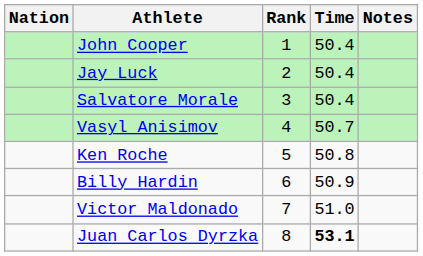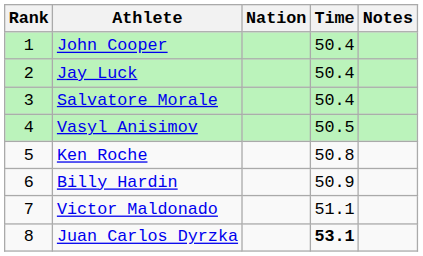columns swapped: (286, 18) <-> (39, 18)
(335, 128) 50.7 -> (335, 128) 50.5
(335, 210) 51.0 -> (335, 210) 51.1
